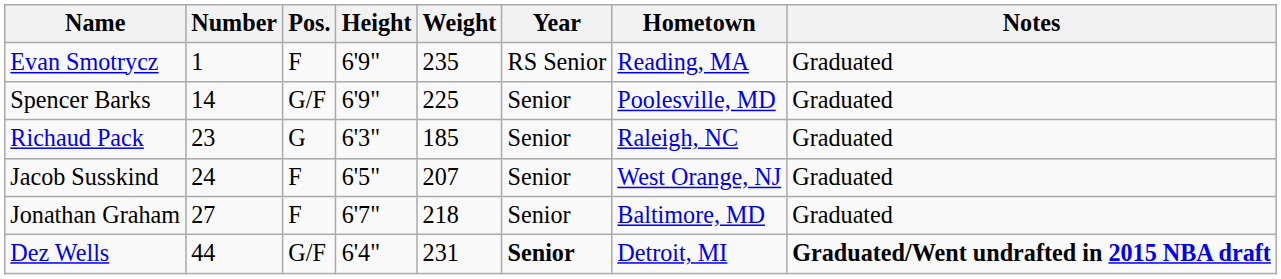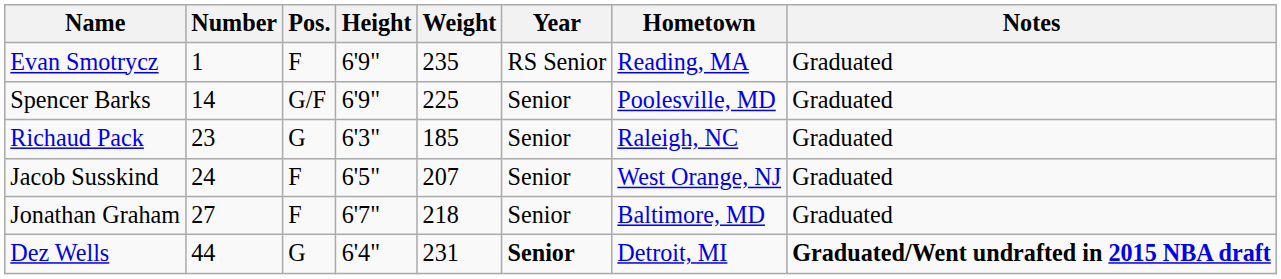(307, 253) G/F -> (297, 253) G
